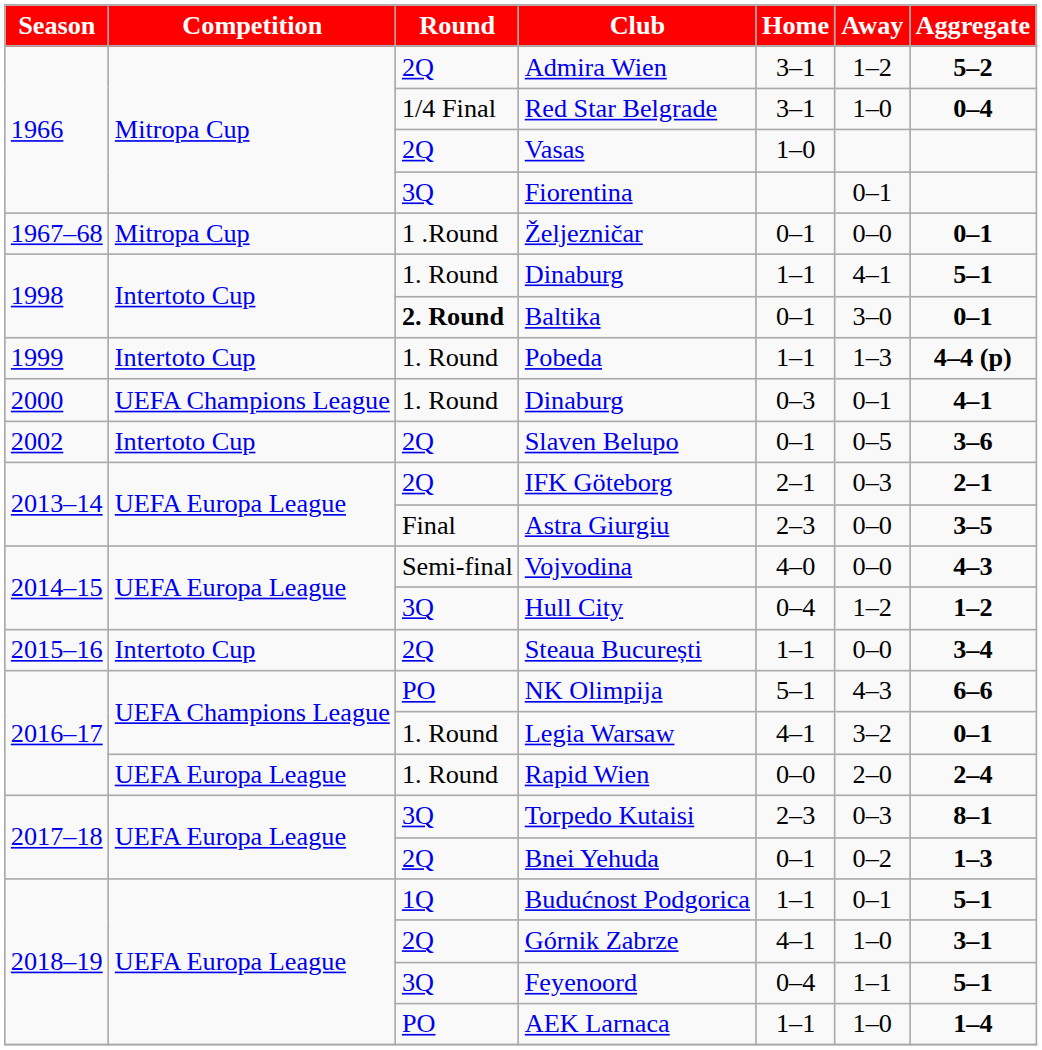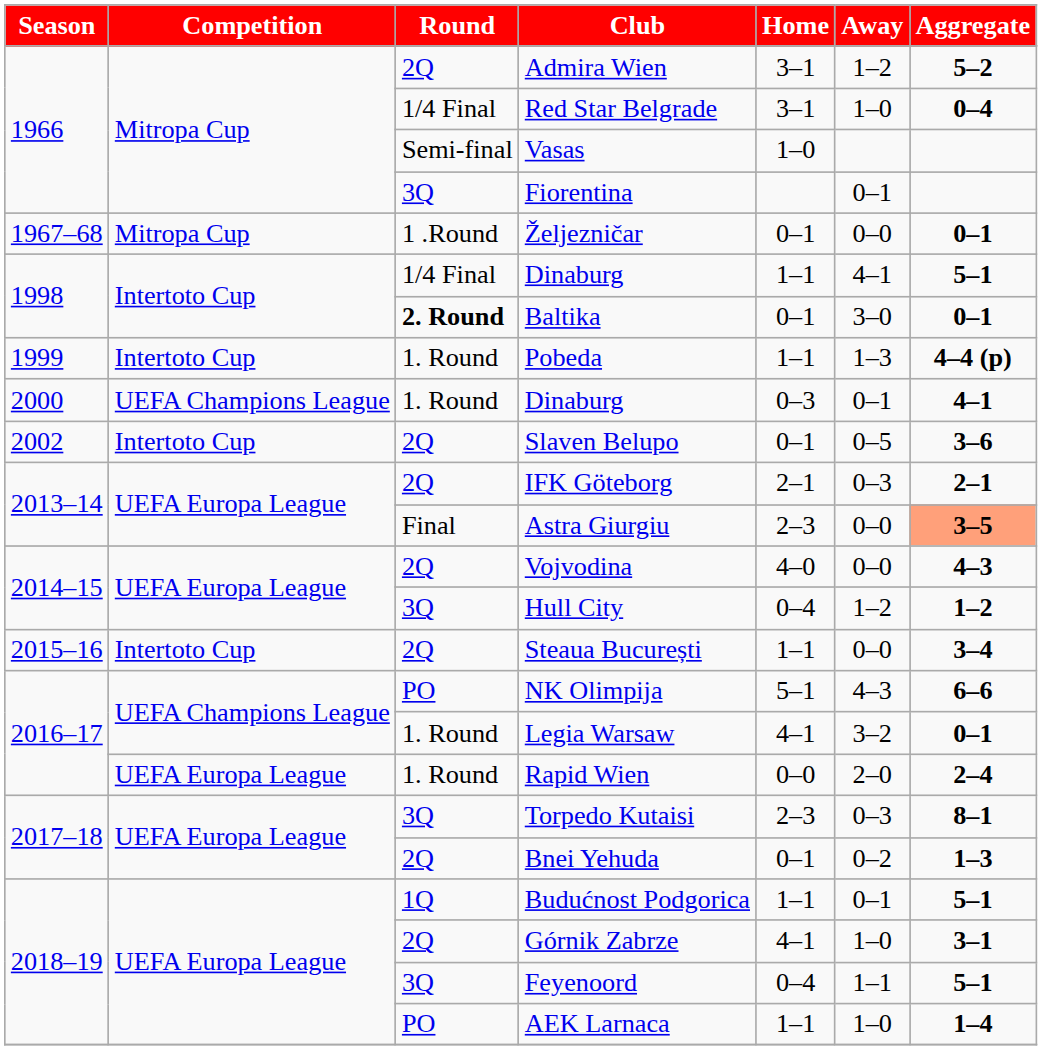(418, 150) 2Q -> (457, 150) Semi-final
(450, 274) 1. Round -> (449, 274) 1/4 Final
(973, 524) no background -> (973, 524) lightsalmon background
(457, 566) Semi-final -> (418, 566) 2Q
